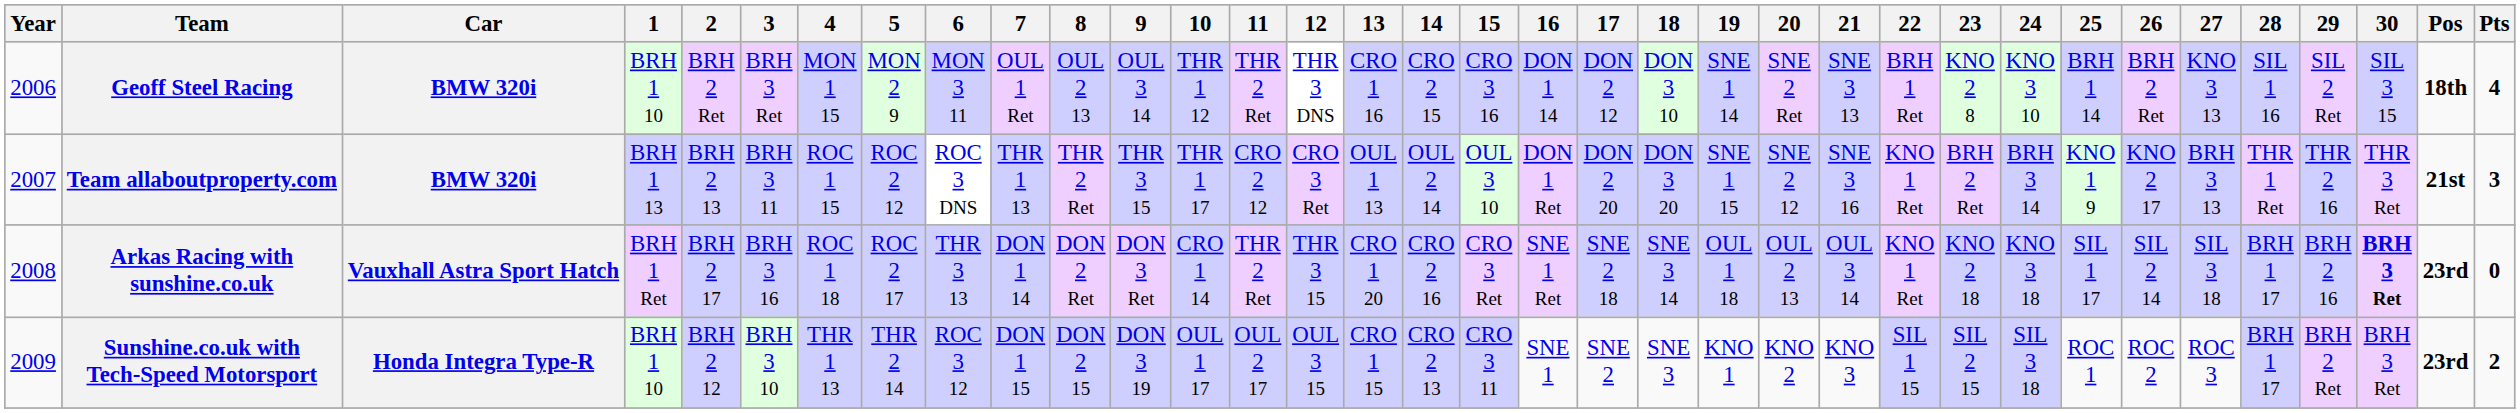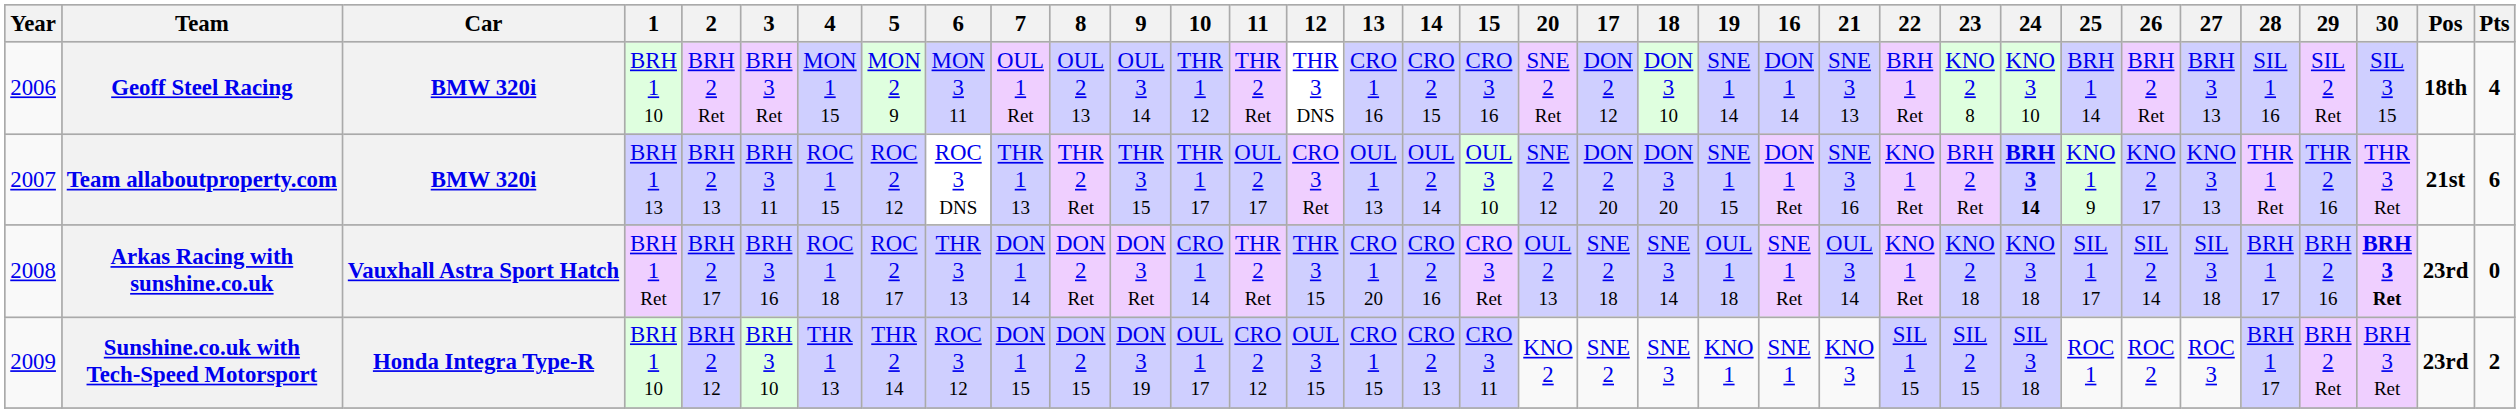columns swapped: (1548, 22) <-> (1789, 22)
(2211, 86) KNO 3 13 -> (2211, 86) BRH 3 13
(1258, 178) CRO 2 12 -> (1258, 178) OUL 2 17
(2030, 178) normal -> (2030, 178) bold
(2211, 178) BRH 3 13 -> (2211, 178) KNO 3 13
(2494, 178) 3 -> (2494, 178) 6
(1258, 361) OUL 2 17 -> (1258, 361) CRO 2 12
